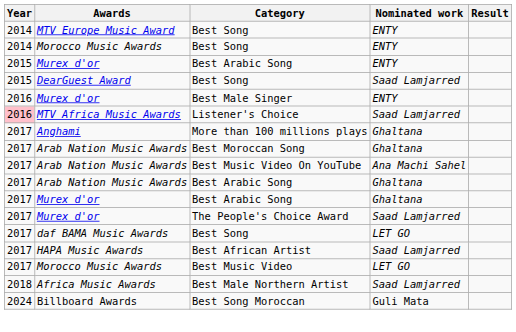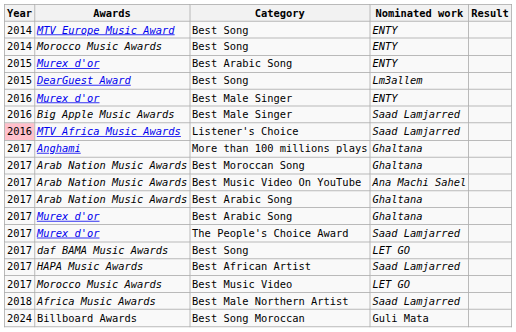(416, 81) Saad Lamjarred -> (397, 81) Lm3allem
+ row: (106, 115)
